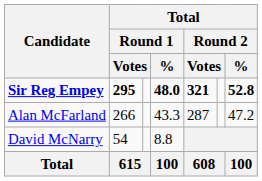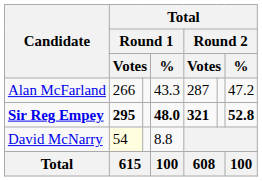rows swapped: (56, 90) <-> (57, 115)
(120, 139) no background -> (120, 139) lightyellow background
